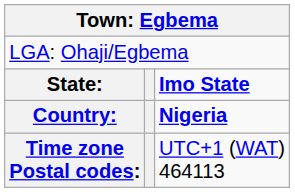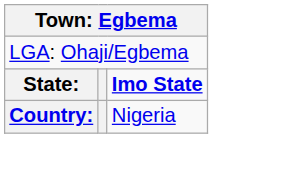(193, 116) bold -> (144, 116) normal
- row: (75, 159)
